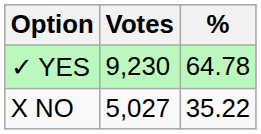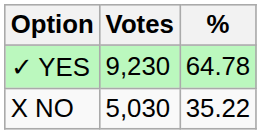(138, 108) 5,027 -> (138, 108) 5,030
